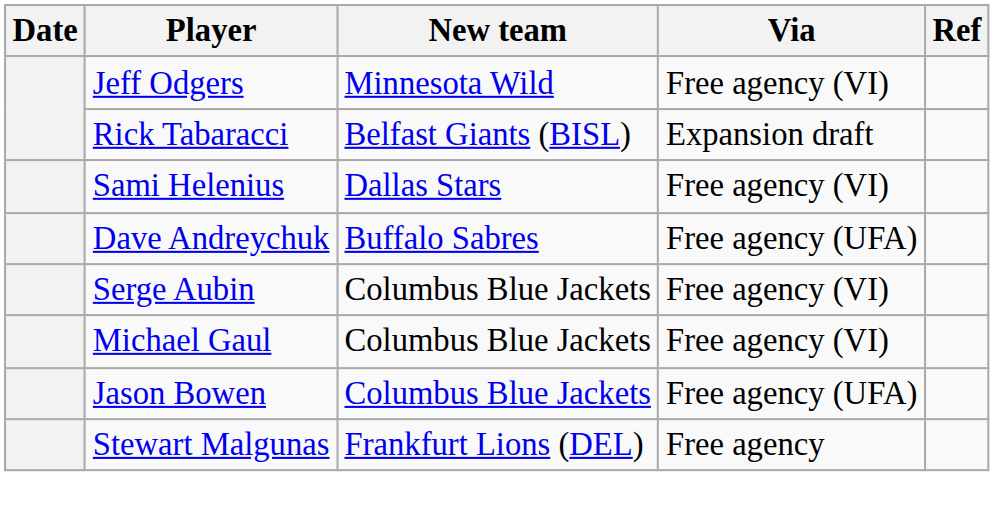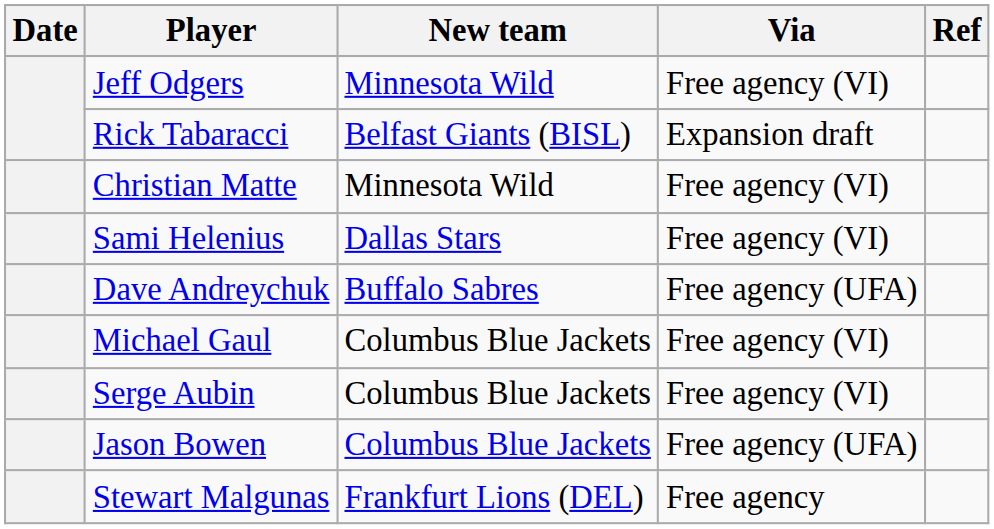+ row: (195, 185)
rows swapped: (174, 289) <-> (182, 340)
